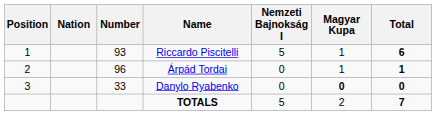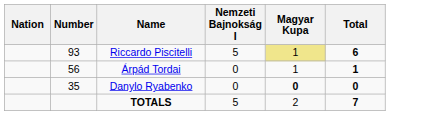- column: (27, 25)
(342, 53) no background -> (295, 53) khaki background
(120, 70) 96 -> (74, 70) 56
(120, 86) 33 -> (74, 86) 35
